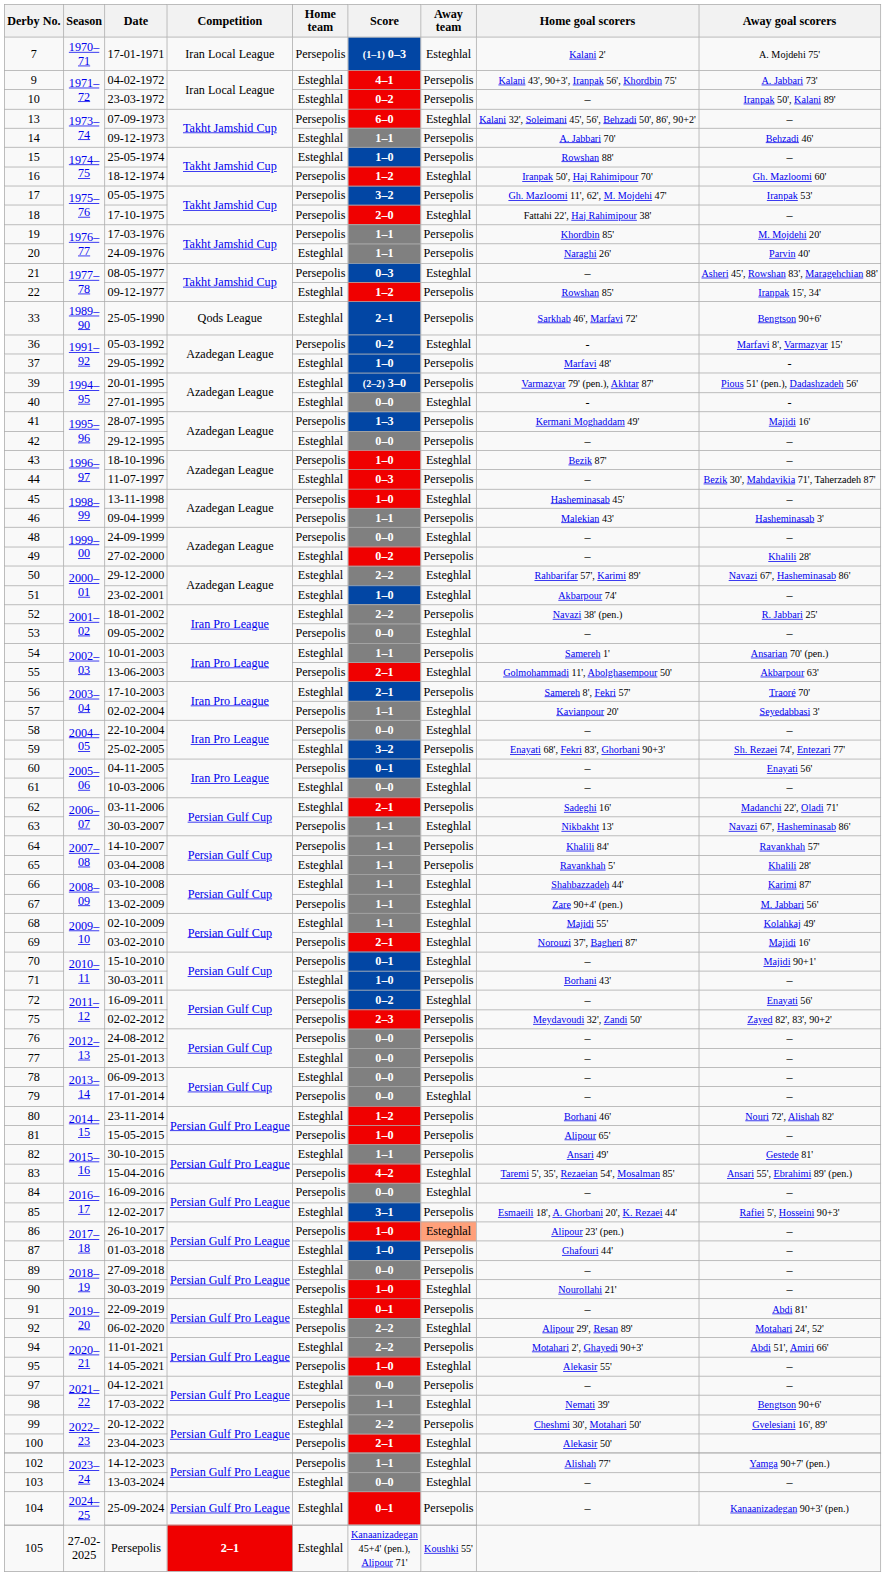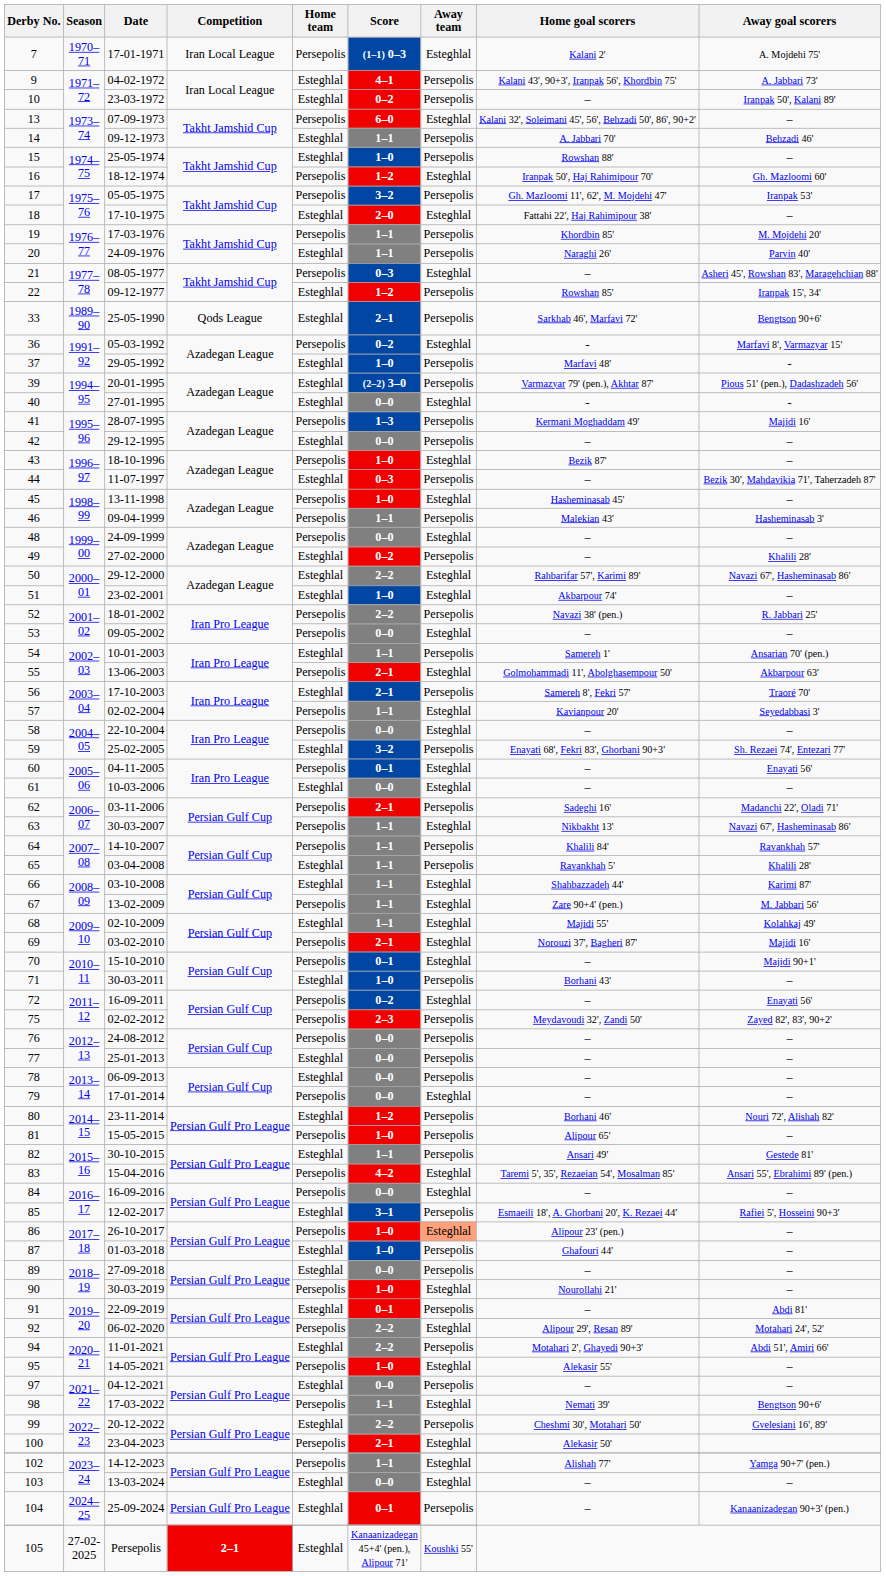(320, 215) Persepolis -> (320, 215) Esteghlal
(320, 614) Esteghlal -> (320, 614) Persepolis
(320, 807) Esteghlal -> (320, 807) Persepolis
